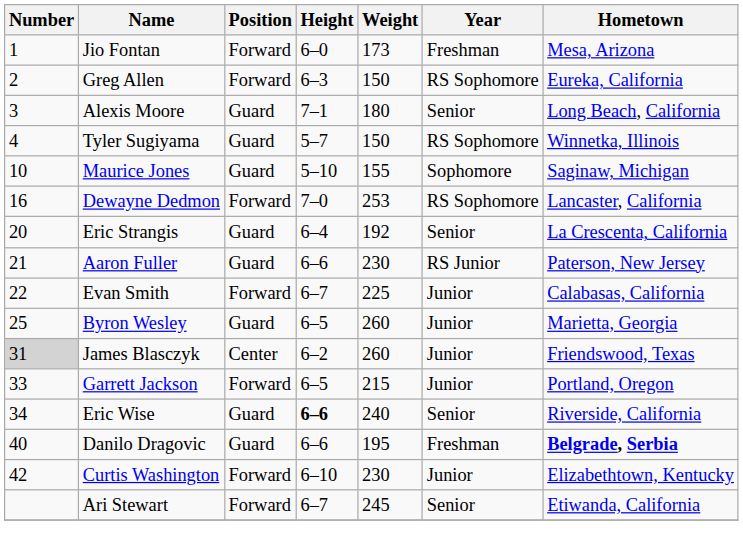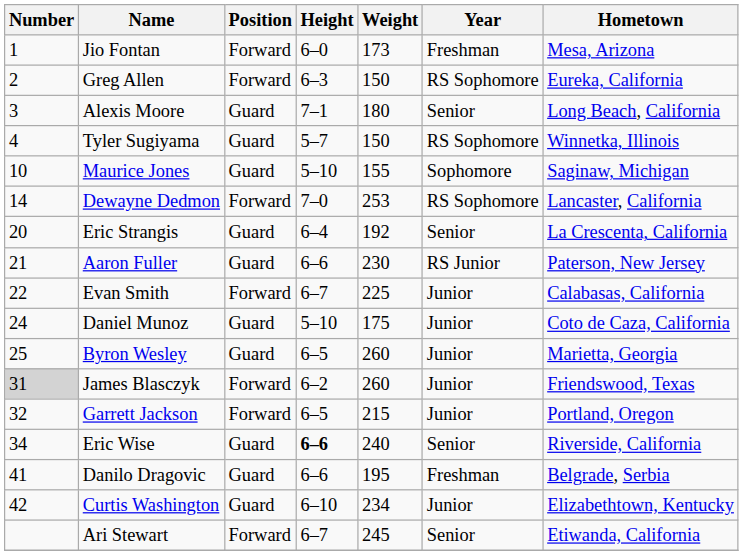(18, 201) 16 -> (18, 201) 14
+ row: (136, 323)
(253, 353) Center -> (260, 383) Forward
(18, 383) 33 -> (18, 414) 32
(18, 444) 40 -> (18, 474) 41
(613, 444) bold -> (608, 474) normal
(260, 474) Forward -> (252, 505) Guard
(376, 474) 230 -> (376, 505) 234
